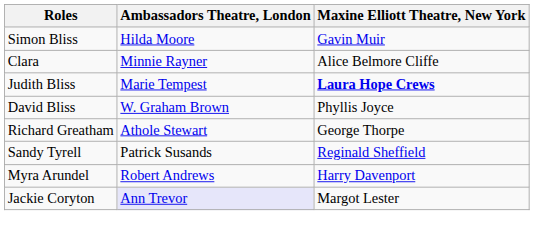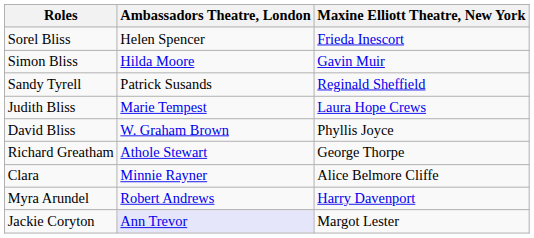+ row: (39, 38)
rows swapped: (23, 61) <-> (45, 152)
(376, 84) bold -> (372, 107) normal
